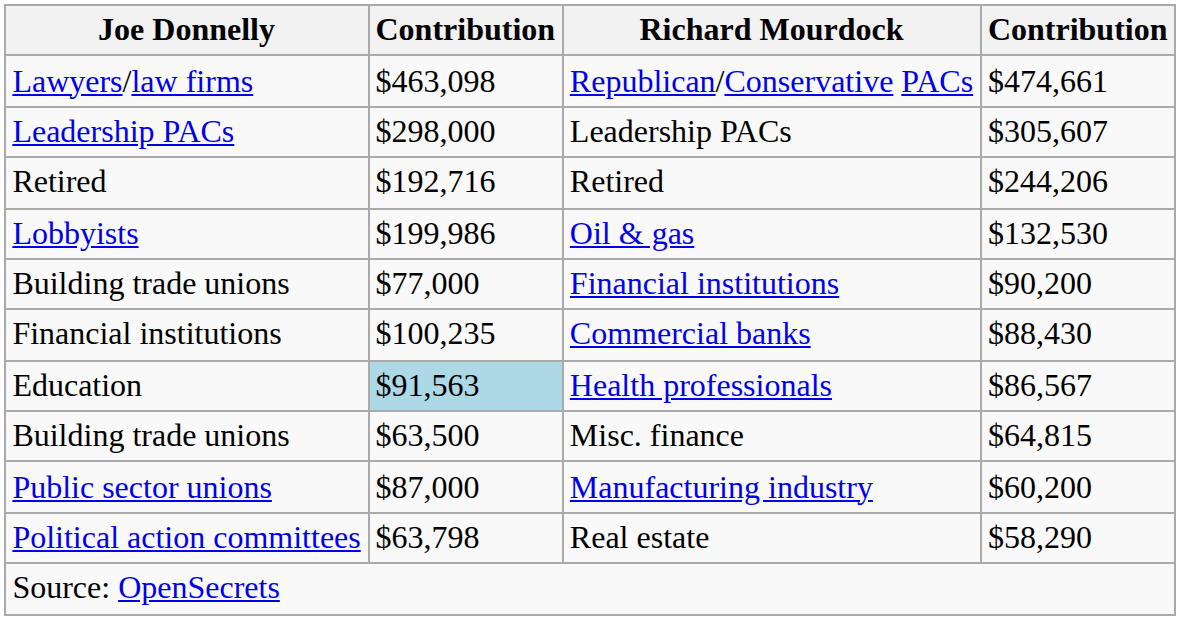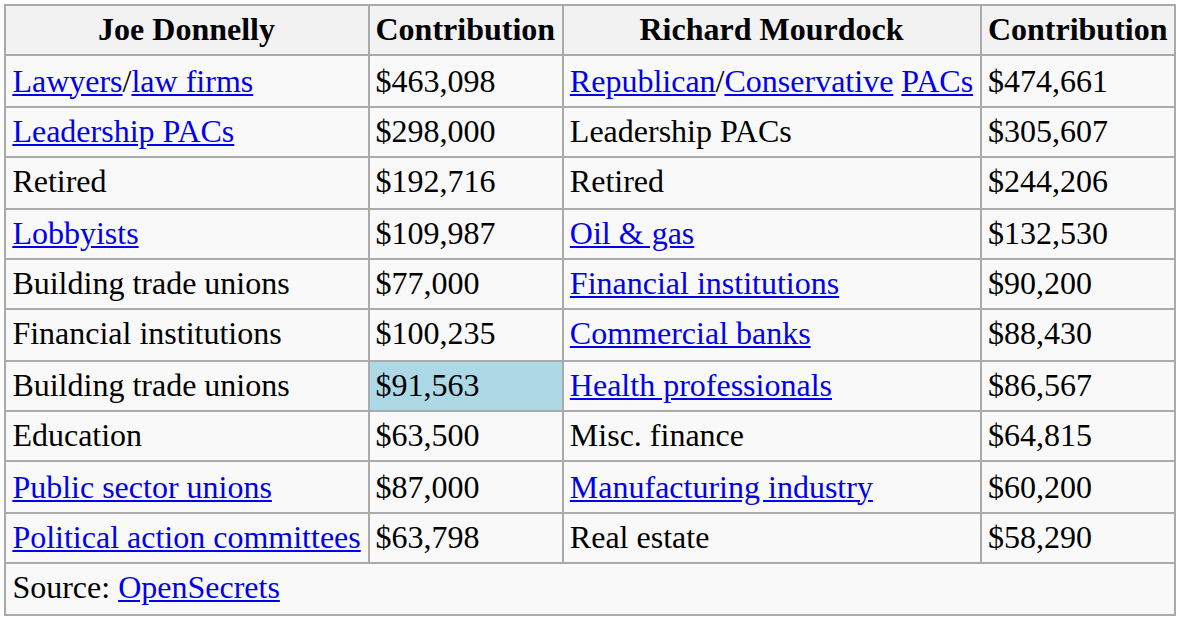(436, 232) $199,986 -> (436, 232) $109,987
(77, 385) Education -> (151, 385) Building trade unions
(151, 435) Building trade unions -> (77, 435) Education
